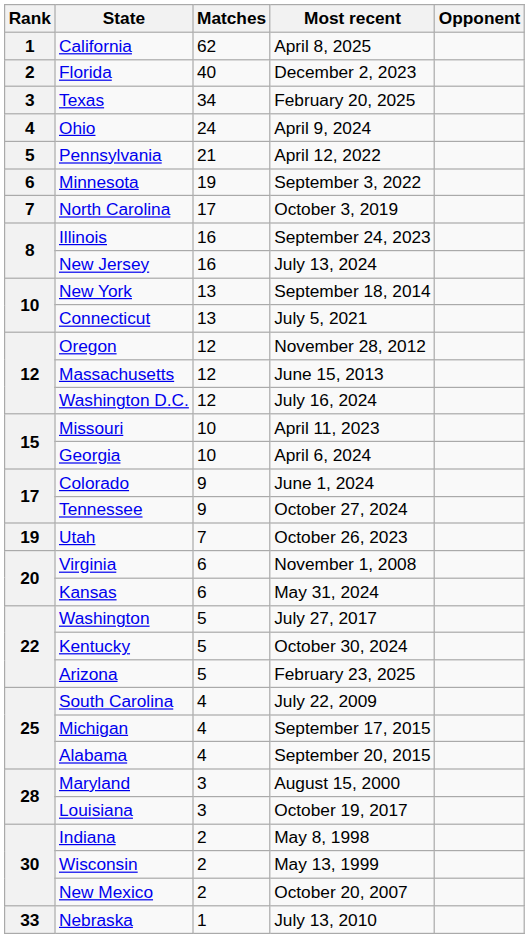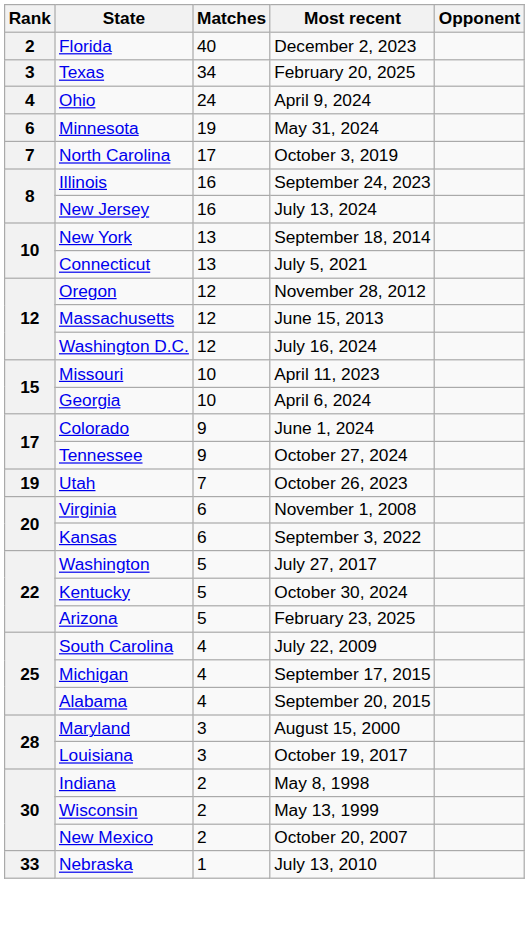- row: (95, 46)
- row: (110, 155)
(348, 182) September 3, 2022 -> (327, 128) May 31, 2024
(327, 592) May 31, 2024 -> (348, 537) September 3, 2022
